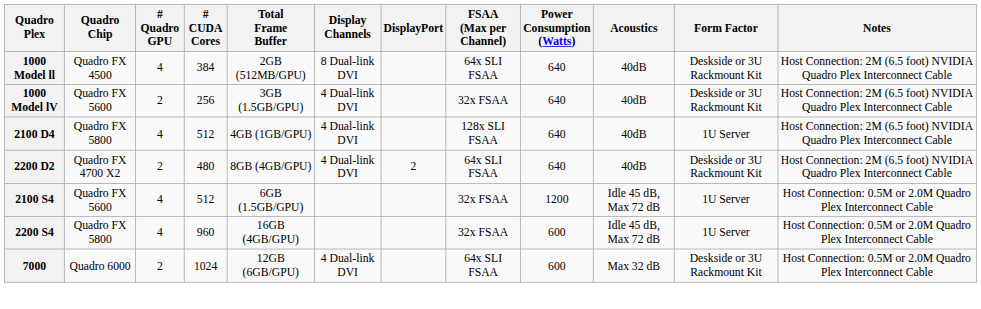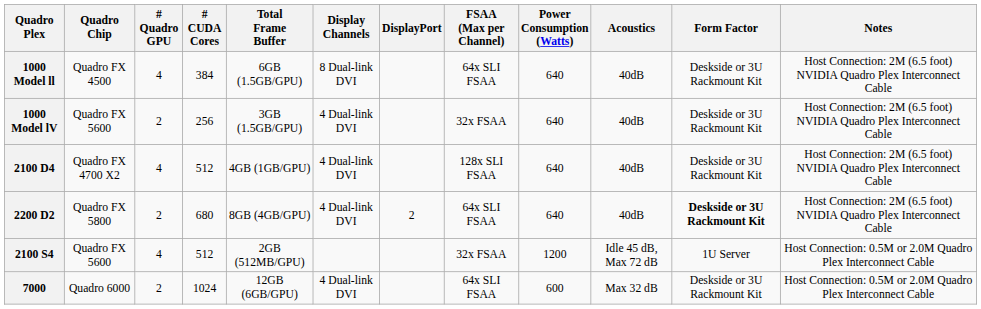(271, 68) 2GB (512MB/GPU) -> (270, 75) 6GB (1.5GB/GPU)
(100, 134) Quadro FX 5800 -> (100, 168) Quadro FX 4700 X2
(726, 134) 1U Server -> (726, 168) Deskside or 3U Rackmount Kit
(100, 167) Quadro FX 4700 X2 -> (100, 215) Quadro FX 5800
(206, 167) 480 -> (205, 215) 680
(726, 167) normal -> (726, 215) bold
(271, 200) 6GB (1.5GB/GPU) -> (270, 255) 2GB (512MB/GPU)
- row: (34, 233)
